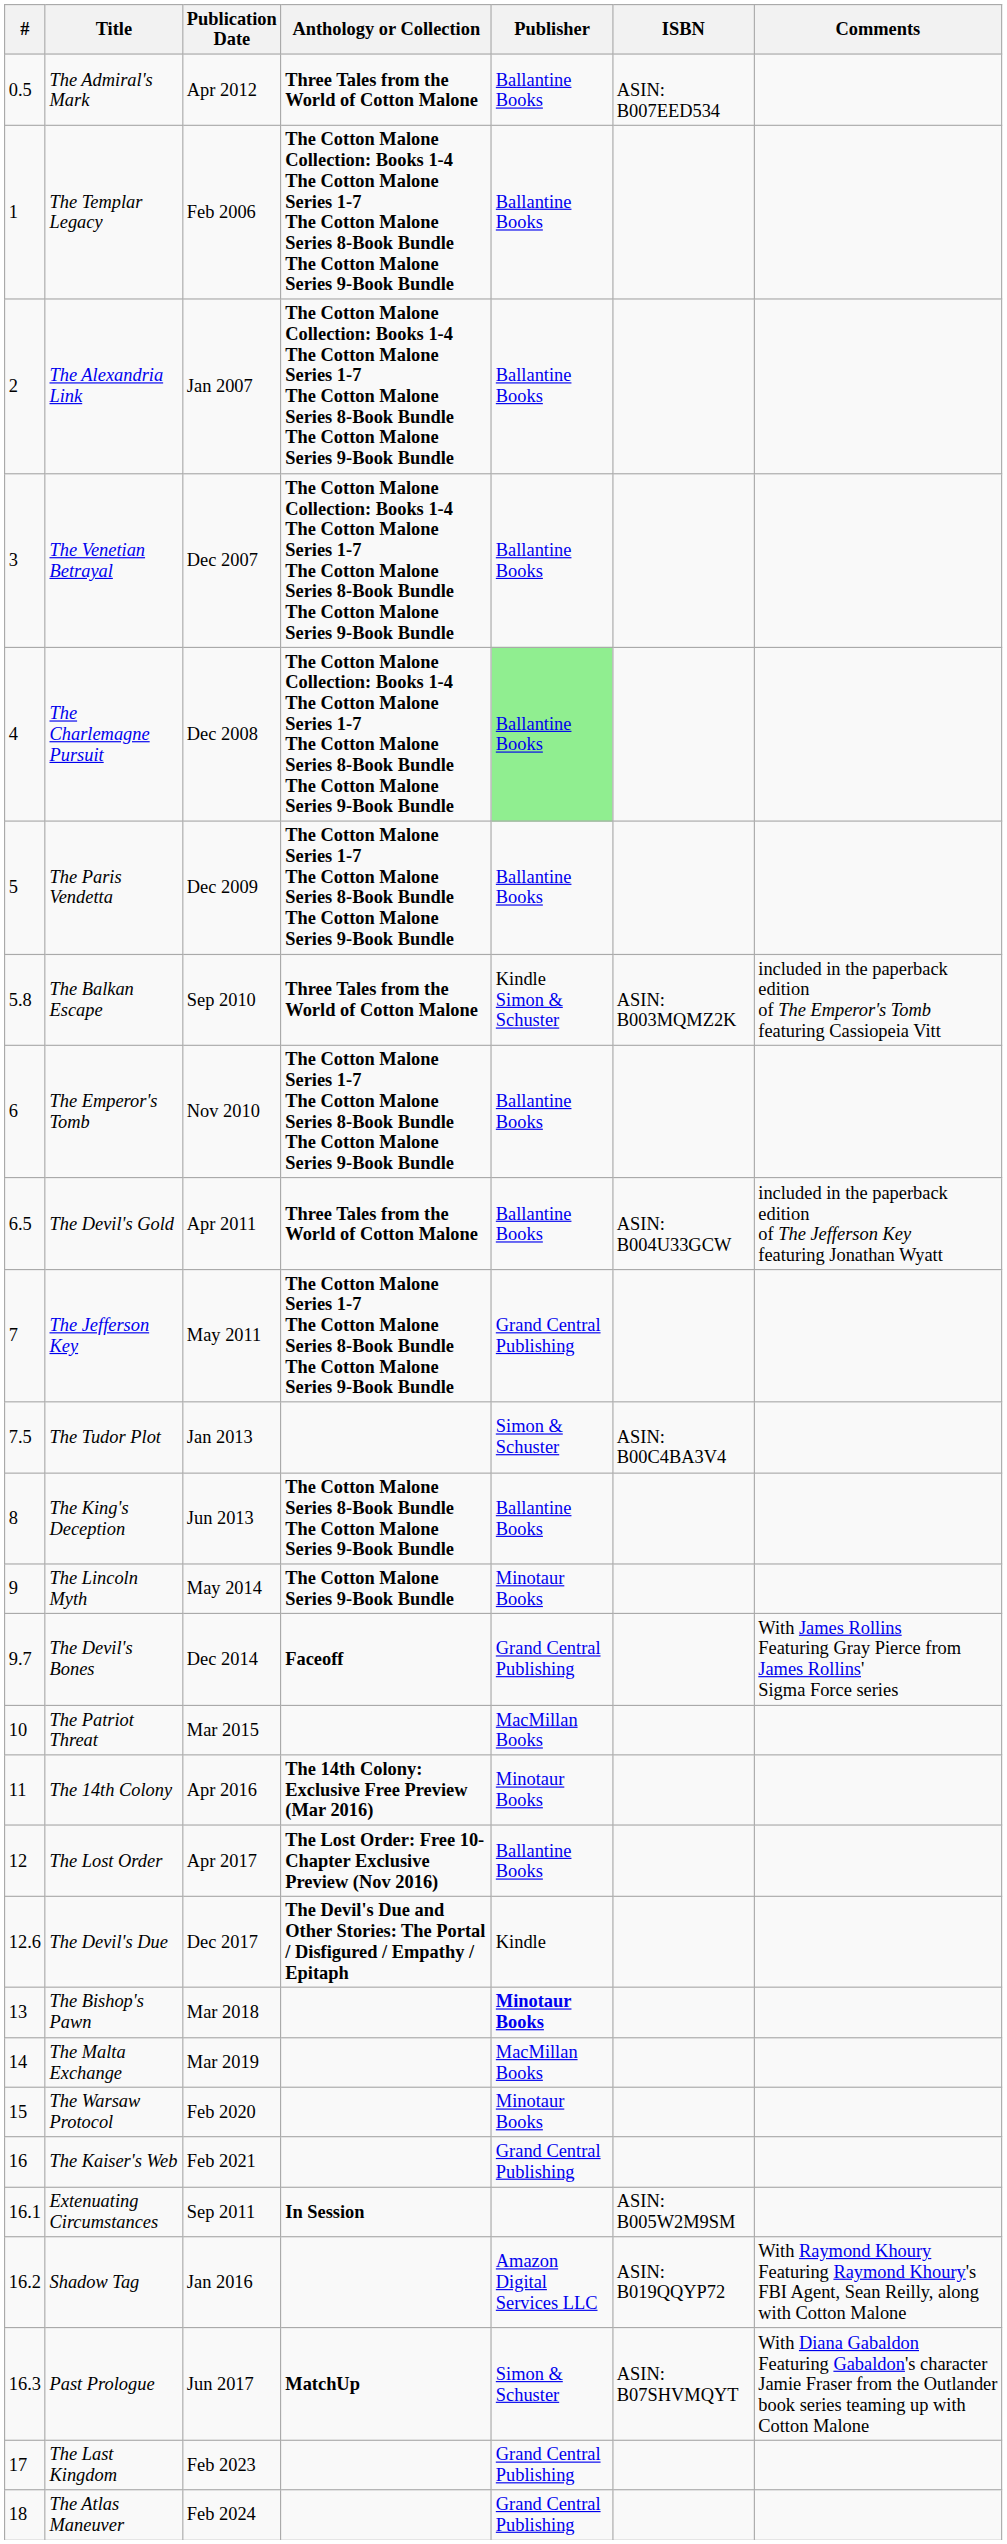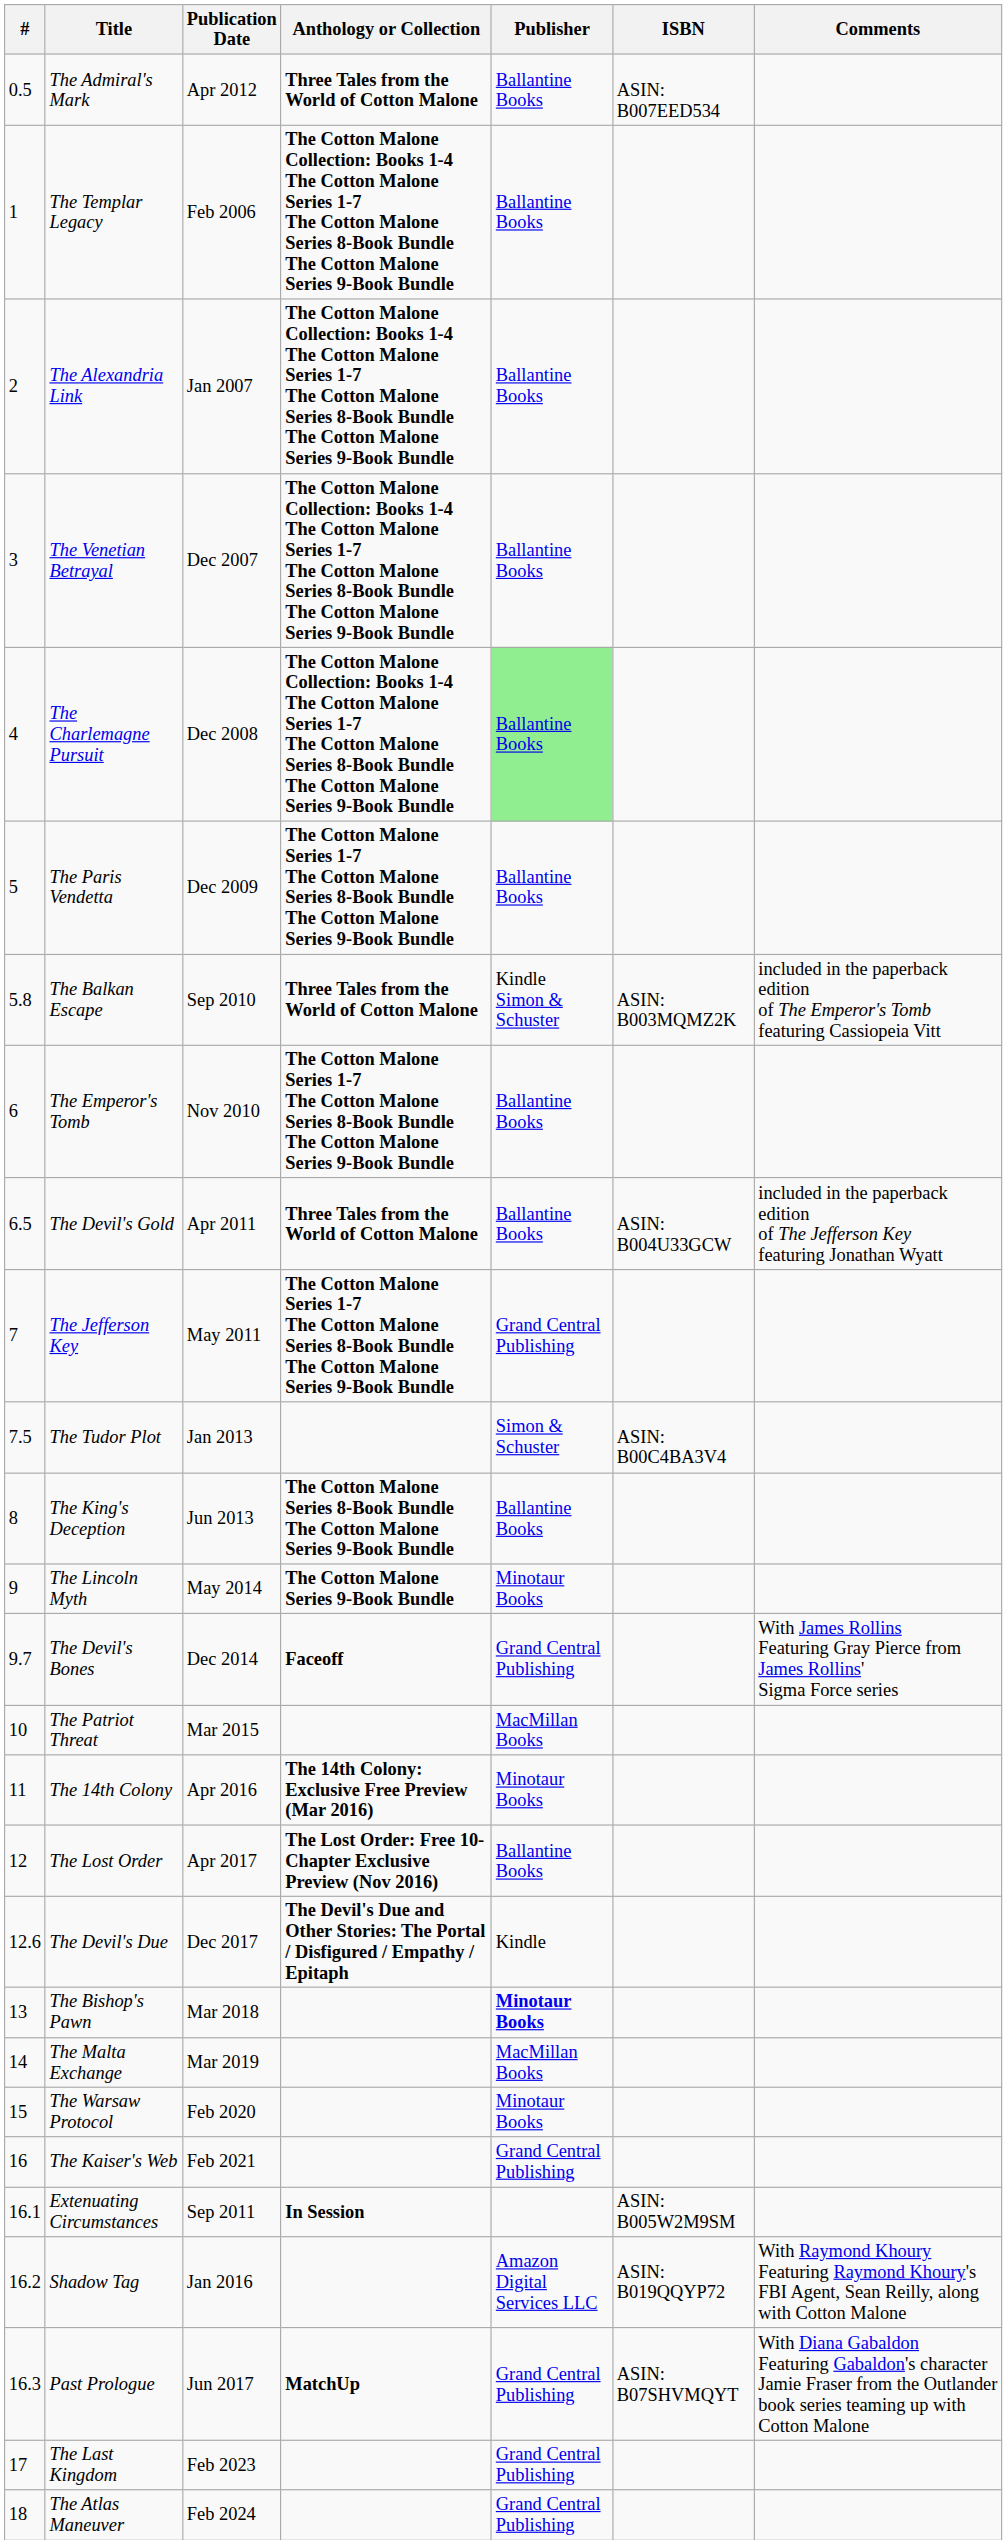(529, 2383) Simon & Schuster -> (548, 2383) Grand Central Publishing
